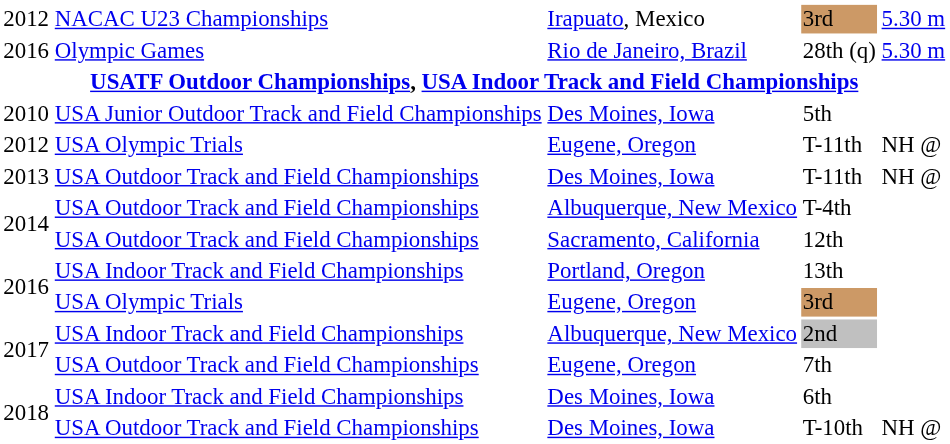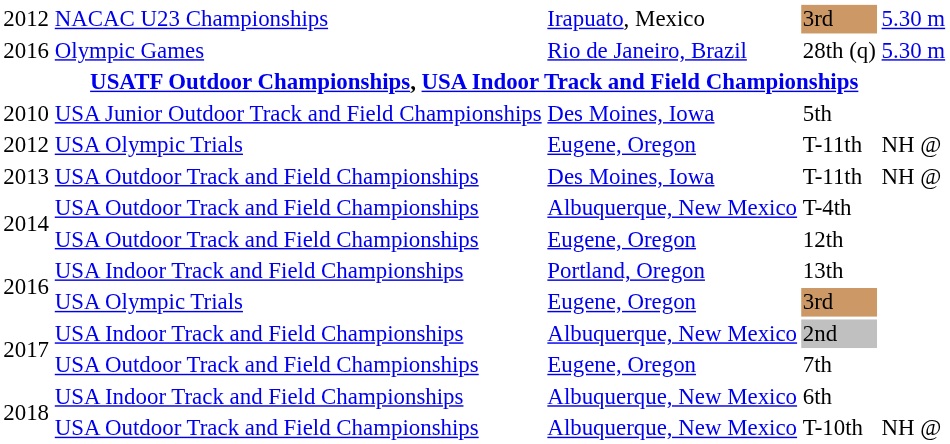(653, 239) Sacramento, California -> (622, 239) Eugene, Oregon
(631, 396) Des Moines, Iowa -> (672, 396) Albuquerque, New Mexico
(631, 427) Des Moines, Iowa -> (672, 427) Albuquerque, New Mexico
